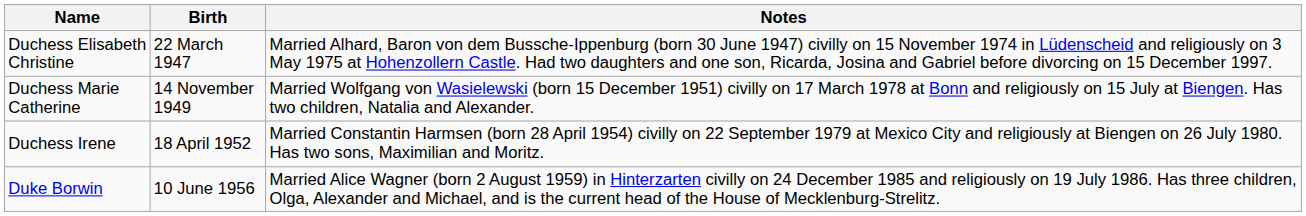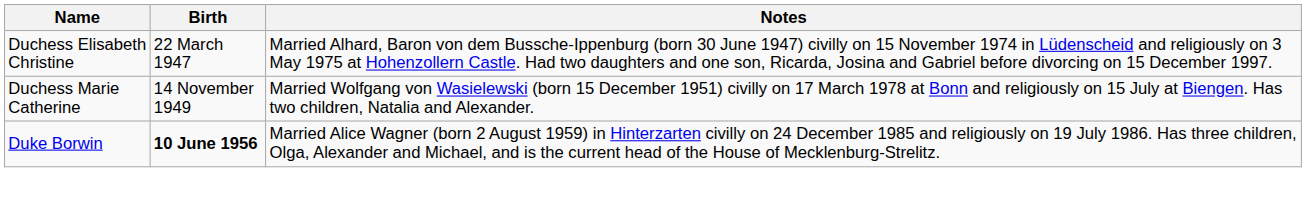- row: (62, 143)
(204, 188) normal -> (206, 143) bold
